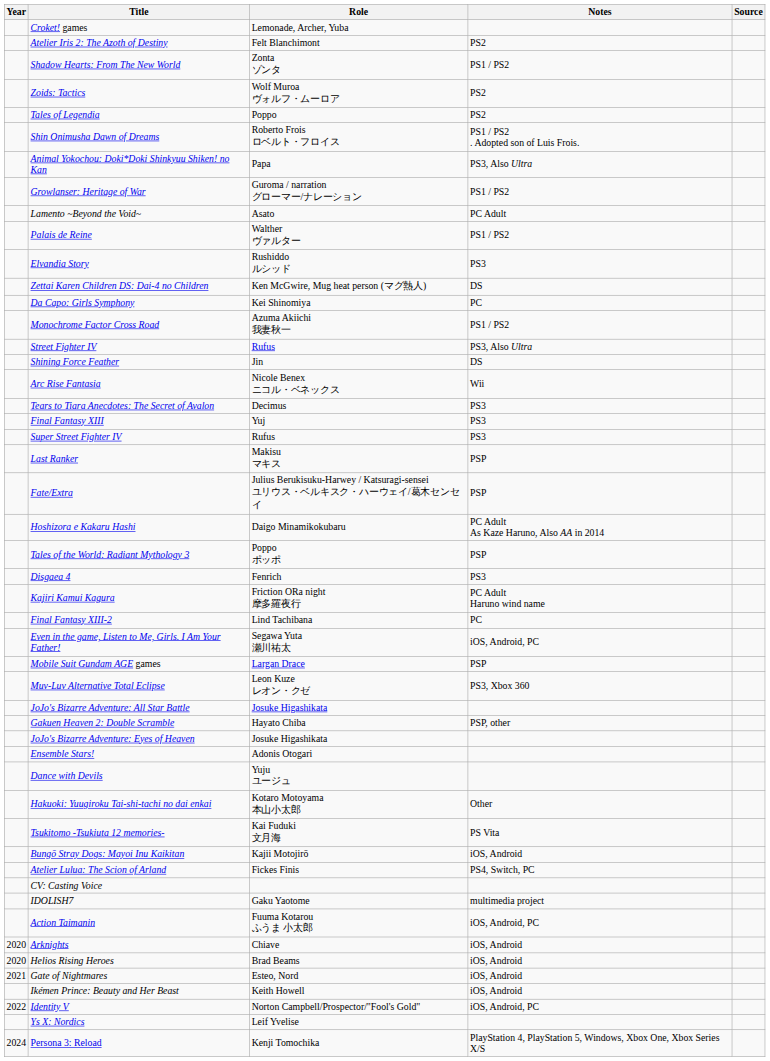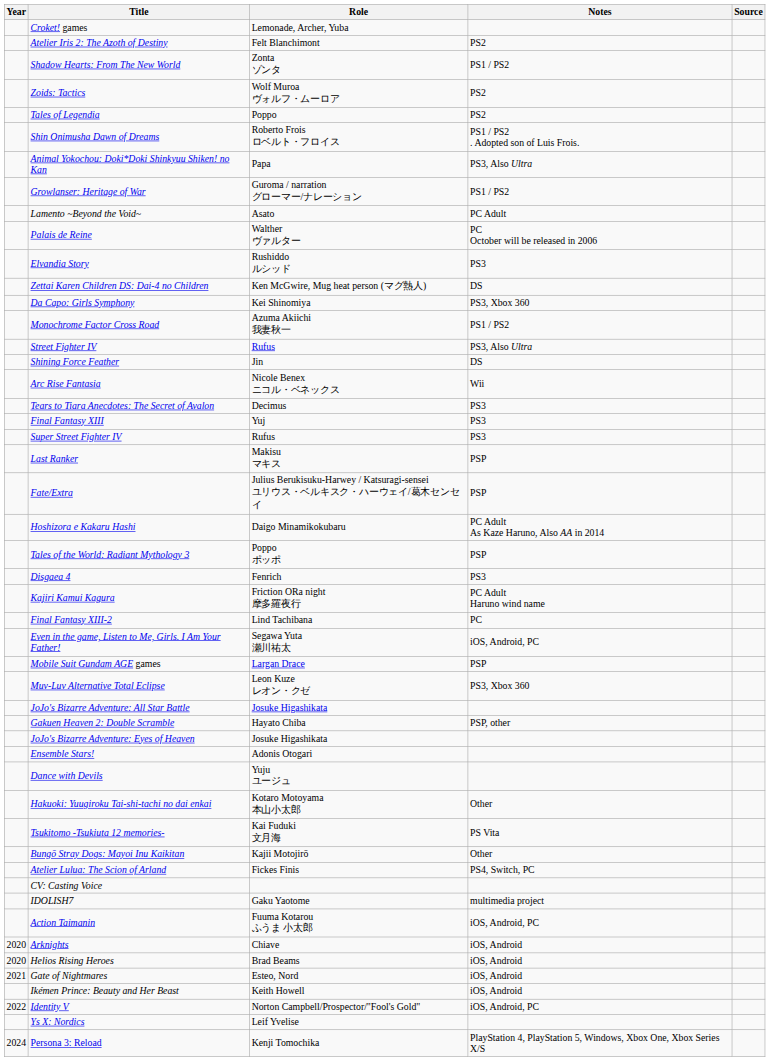(490, 235) PS1 / PS2 -> (534, 235) PC October will be released in 2006
(476, 303) PC -> (500, 303) PS3, Xbox 360
(496, 854) iOS, Android -> (481, 854) Other
